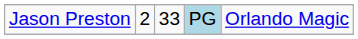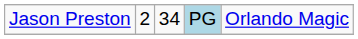(169, 19) 33 -> (169, 19) 34
